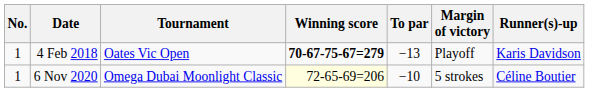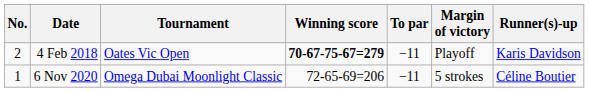(18, 54) 1 -> (18, 54) 2
(409, 54) −13 -> (409, 54) −11
(345, 76) lightyellow background -> (345, 76) no background
(409, 76) −10 -> (409, 76) −11
